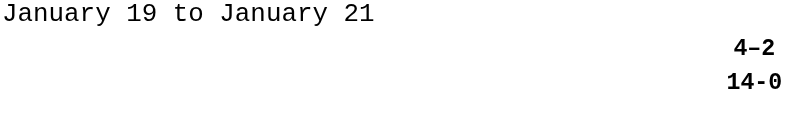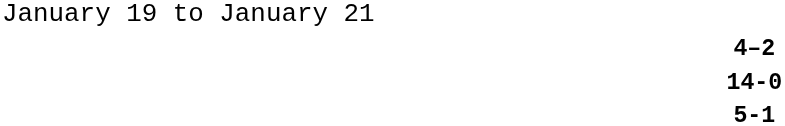+ row: (754, 116)
